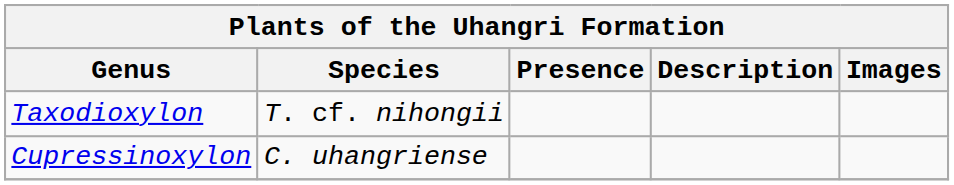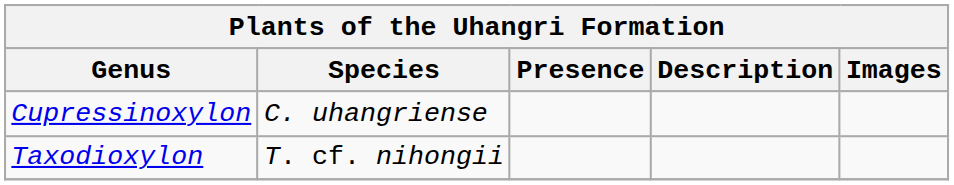rows swapped: (131, 157) <-> (107, 114)
